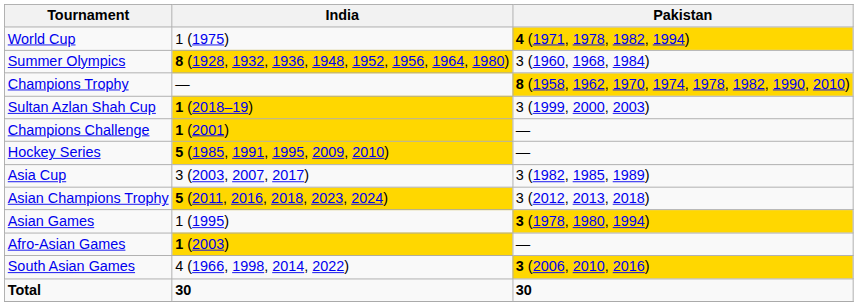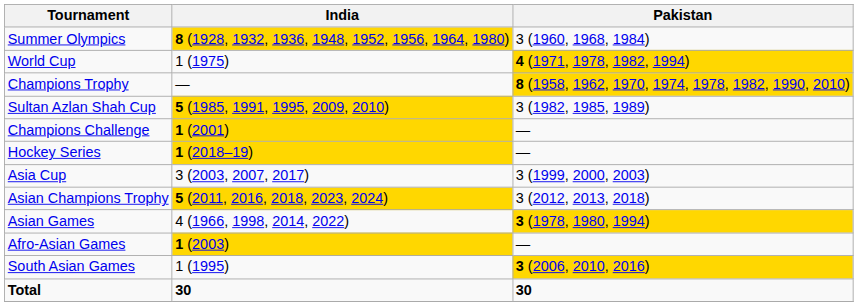rows swapped: (67, 61) <-> (42, 38)
(214, 107) 1 (2018–19) -> (282, 107) 5 (1985, 1991, 1995, 2009, 2010)
(583, 107) 3 (1999, 2000, 2003) -> (583, 107) 3 (1982, 1985, 1989)
(282, 152) 5 (1985, 1991, 1995, 2009, 2010) -> (214, 152) 1 (2018–19)
(583, 175) 3 (1982, 1985, 1989) -> (583, 175) 3 (1999, 2000, 2003)
(202, 221) 1 (1995) -> (262, 221) 4 (1966, 1998, 2014, 2022)
(262, 267) 4 (1966, 1998, 2014, 2022) -> (202, 267) 1 (1995)
